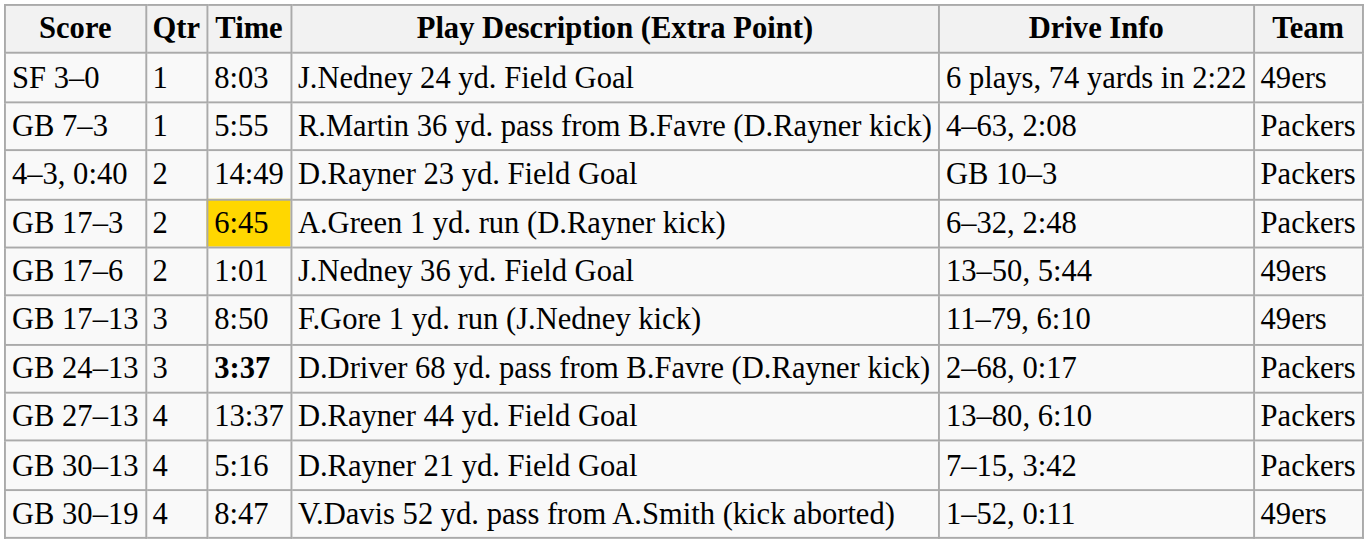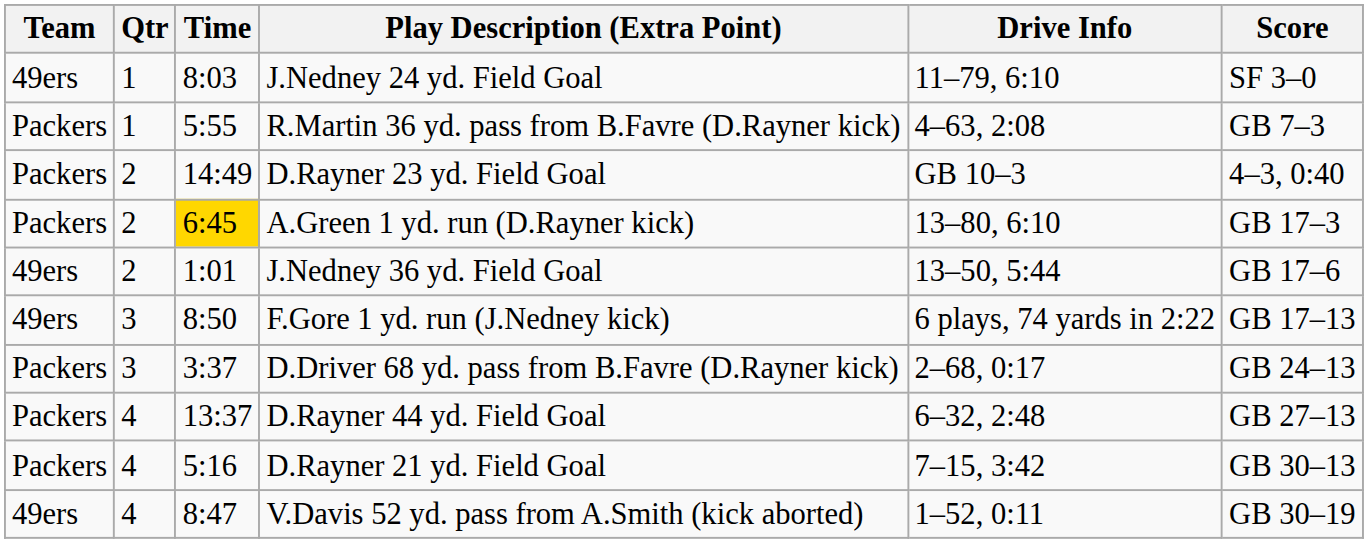columns swapped: (1308, 28) <-> (75, 28)
(1096, 77) 6 plays, 74 yards in 2:22 -> (987, 77) 11–79, 6:10
(1011, 222) 6–32, 2:48 -> (988, 222) 13–80, 6:10
(1018, 319) 11–79, 6:10 -> (1065, 319) 6 plays, 74 yards in 2:22
(242, 367) bold -> (210, 367) normal
(1019, 416) 13–80, 6:10 -> (980, 416) 6–32, 2:48
